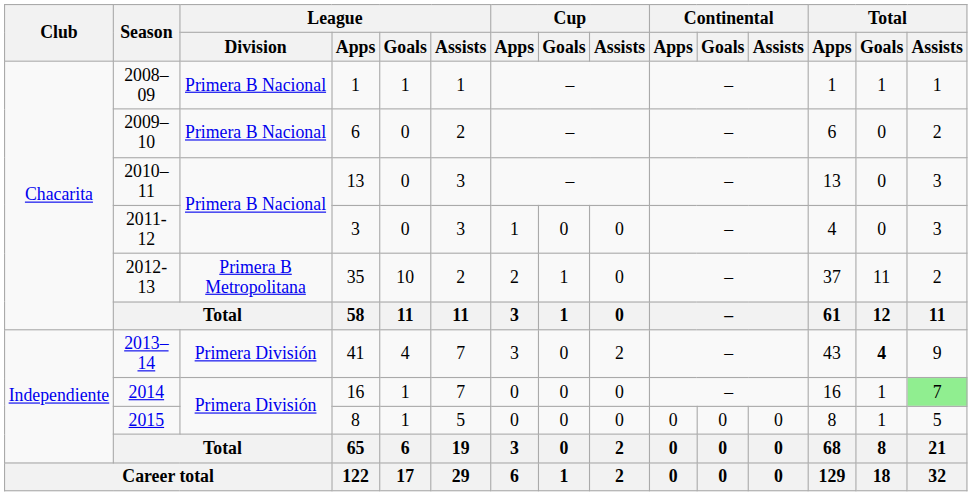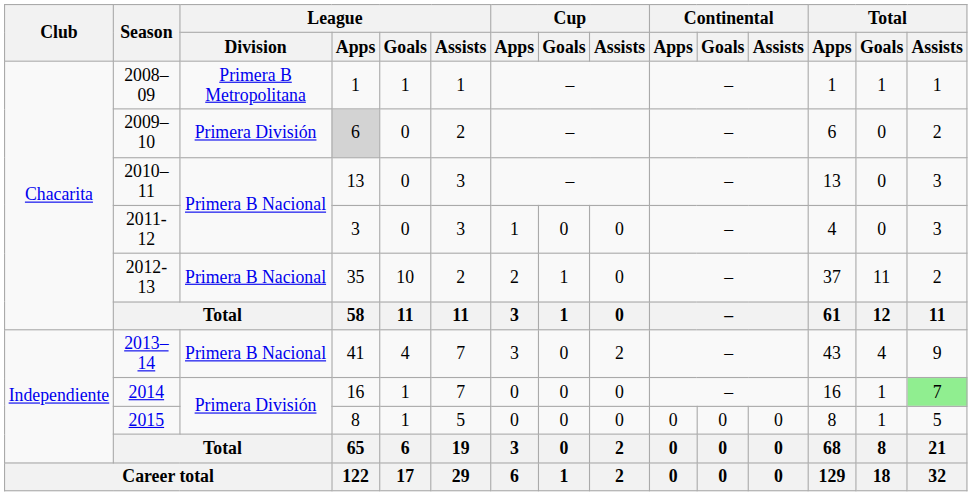(256, 84) Primera B Nacional -> (256, 84) Primera B Metropolitana
(256, 133) Primera B Nacional -> (256, 133) Primera División
(356, 133) no background -> (356, 133) lightgrey background
(256, 277) Primera B Metropolitana -> (256, 277) Primera B Nacional
(256, 353) Primera División -> (256, 353) Primera B Nacional
(882, 353) bold -> (882, 353) normal
